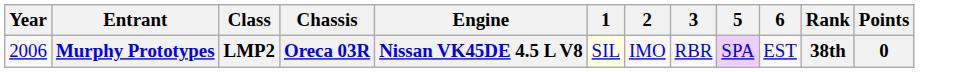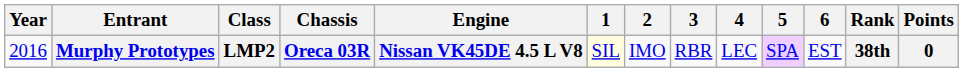+ column: (739, 19)
(28, 50) 2006 -> (28, 50) 2016
